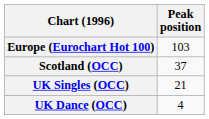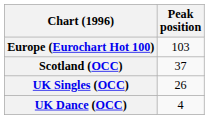(181, 85) 21 -> (181, 85) 26
